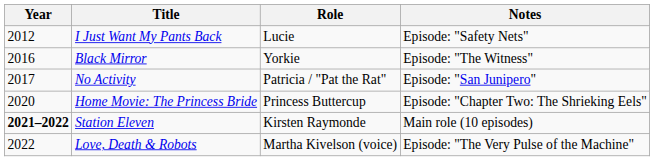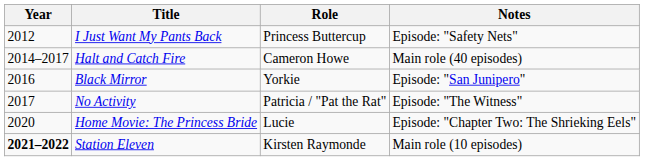(279, 36) Lucie -> (315, 36) Princess Buttercup
+ row: (130, 58)
(468, 58) Episode: "The Witness" -> (459, 79) Episode: "San Junipero"
(470, 79) Episode: "San Junipero" -> (457, 101) Episode: "The Witness"
(315, 101) Princess Buttercup -> (279, 123) Lucie
- row: (136, 144)
